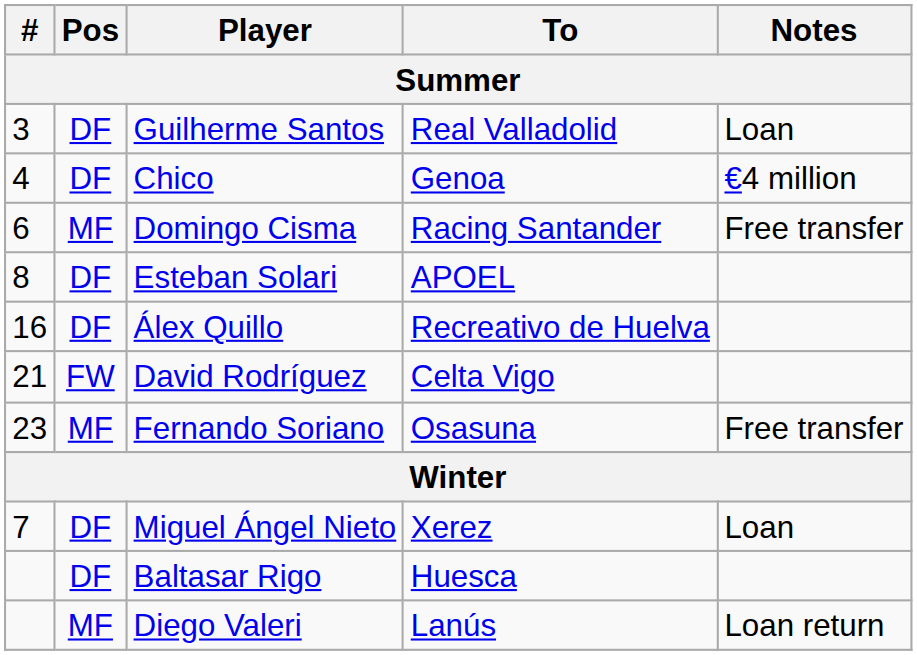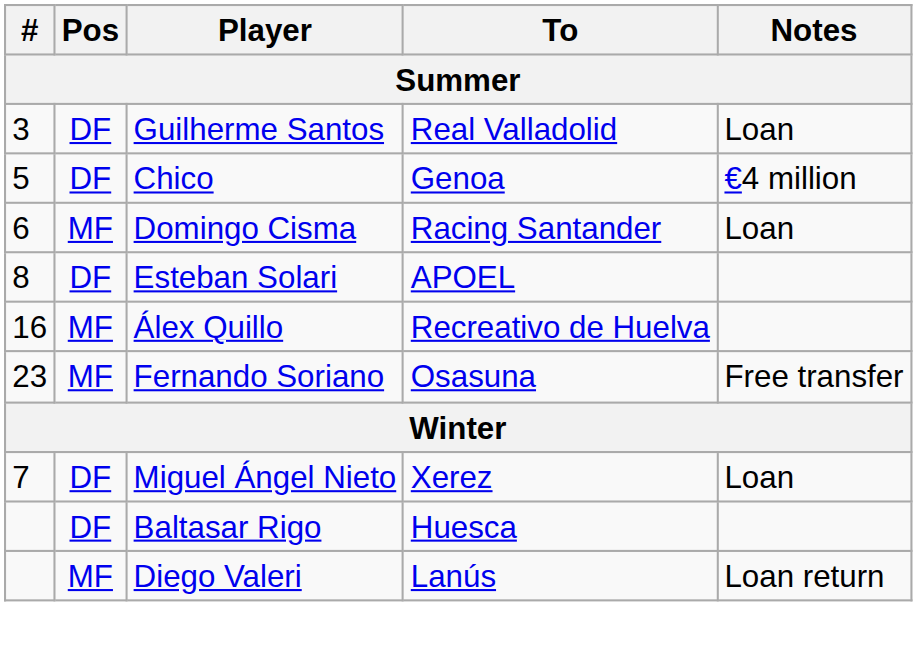(21, 179) 4 -> (21, 179) 5
(814, 228) Free transfer -> (759, 228) Loan
(90, 327) DF -> (90, 327) MF
- row: (250, 377)
